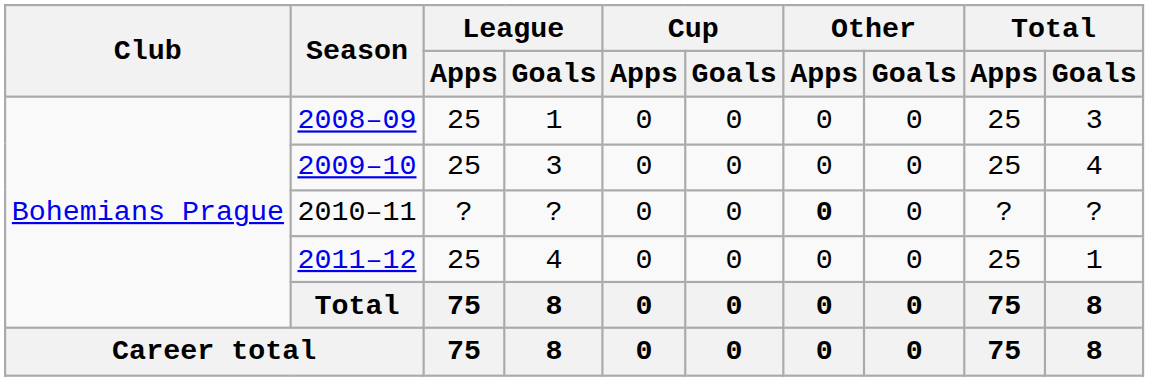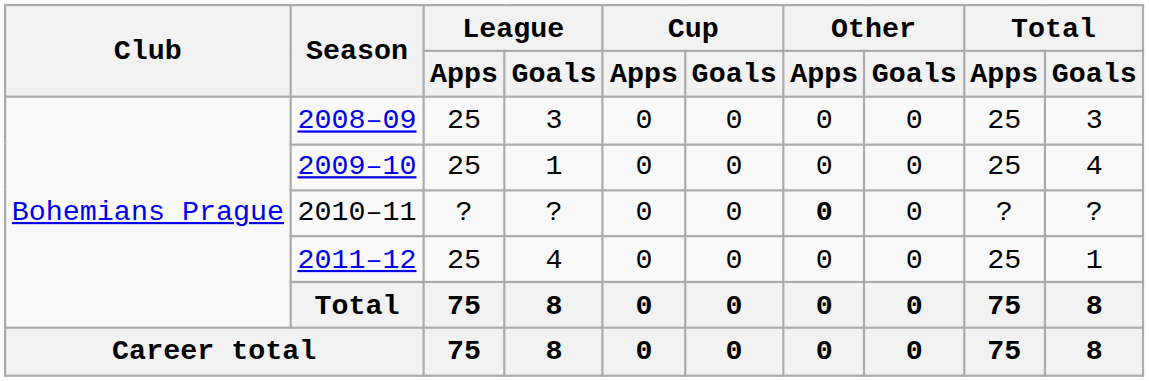(554, 121) 1 -> (554, 121) 3
(554, 167) 3 -> (554, 167) 1
